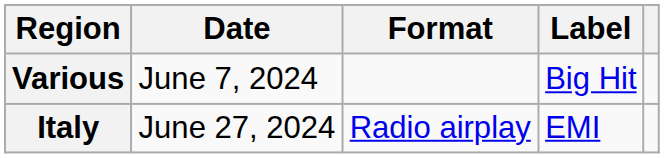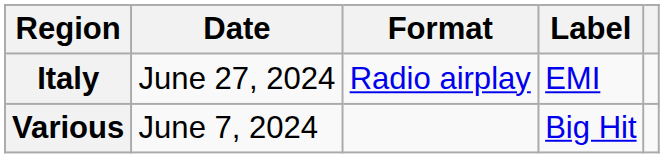rows swapped: (68, 78) <-> (68, 127)
